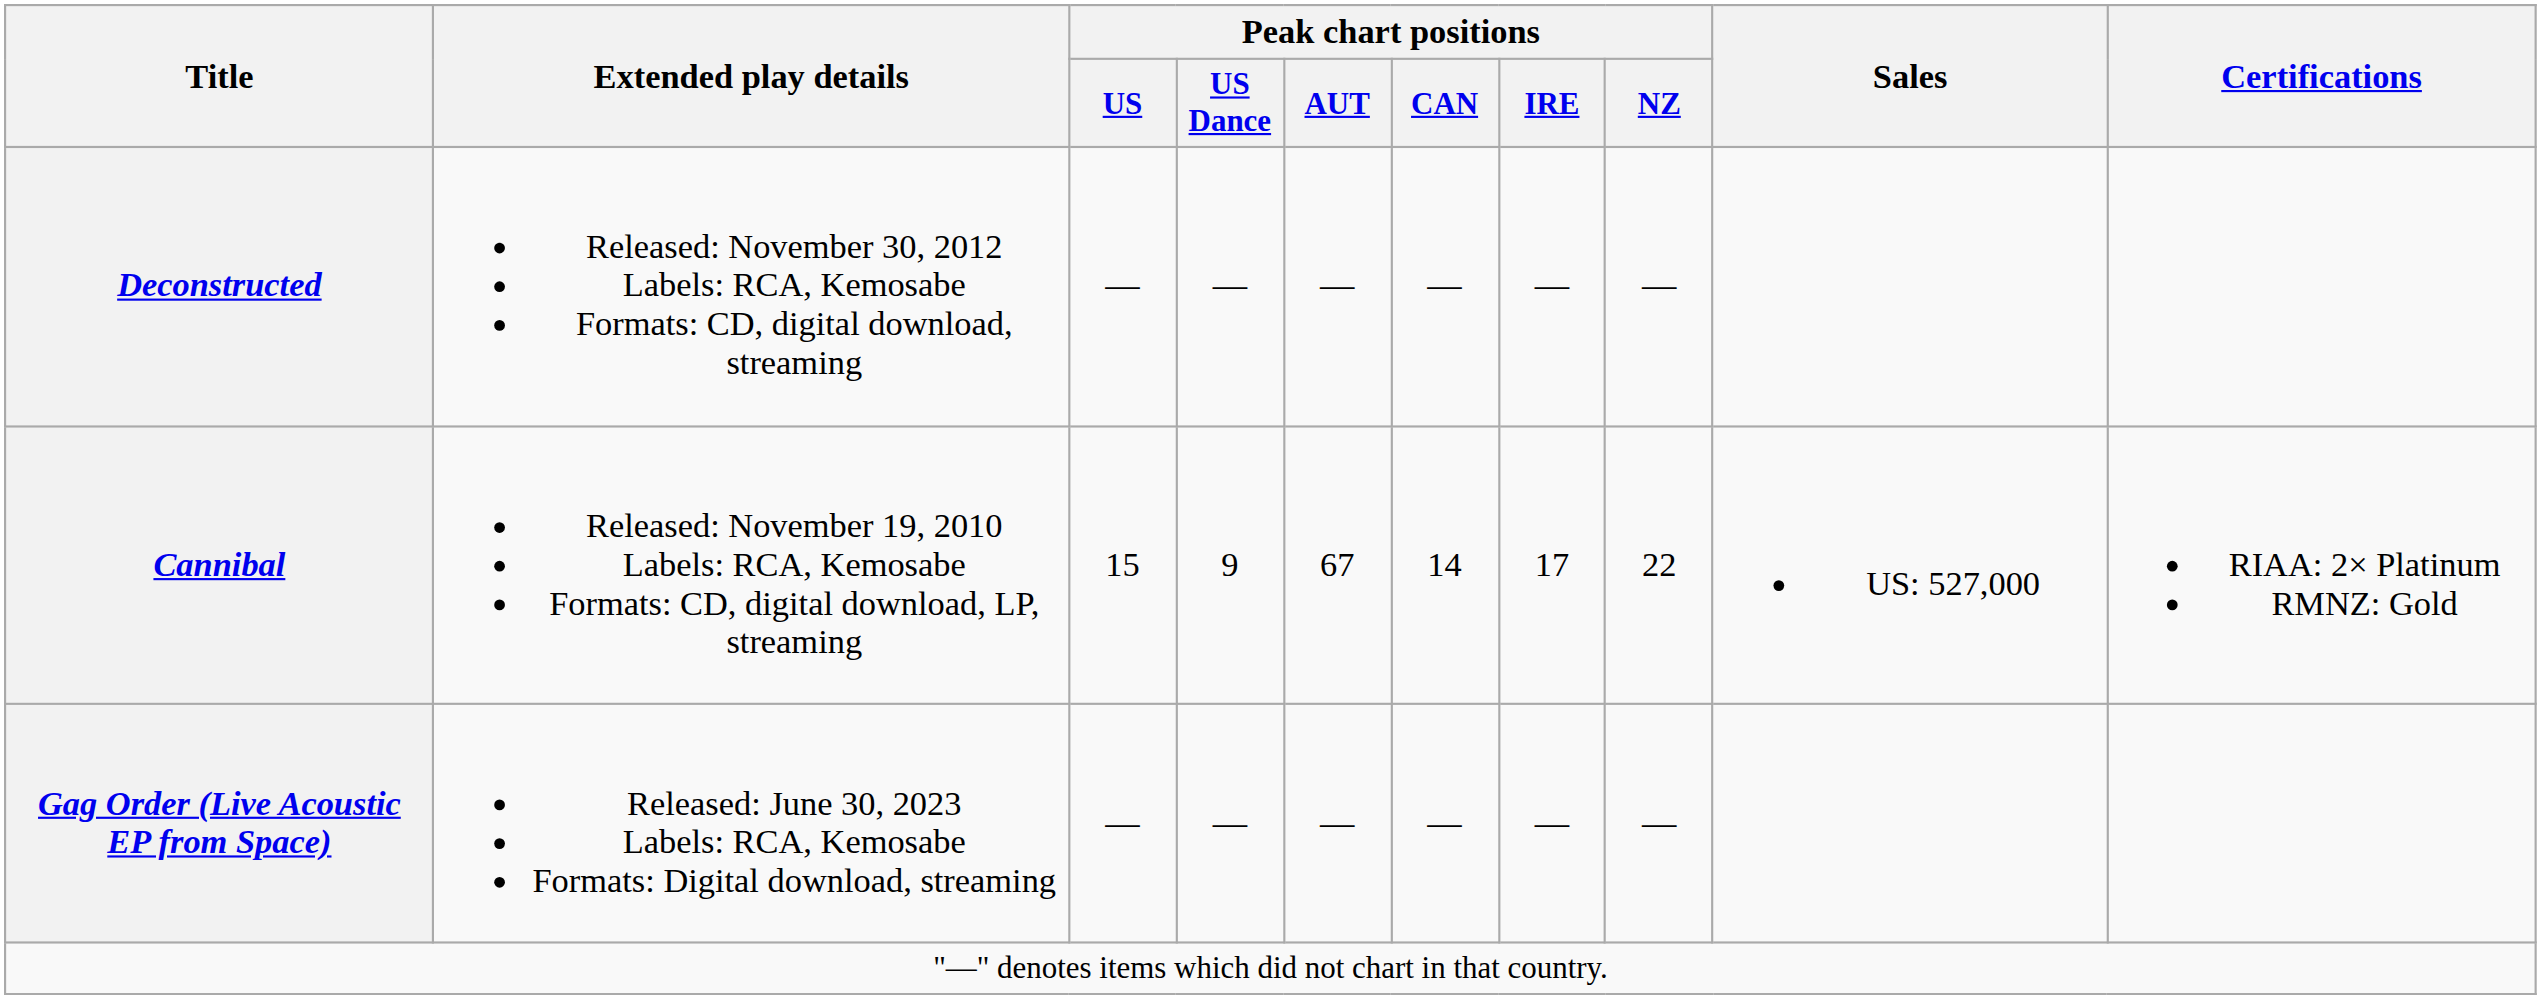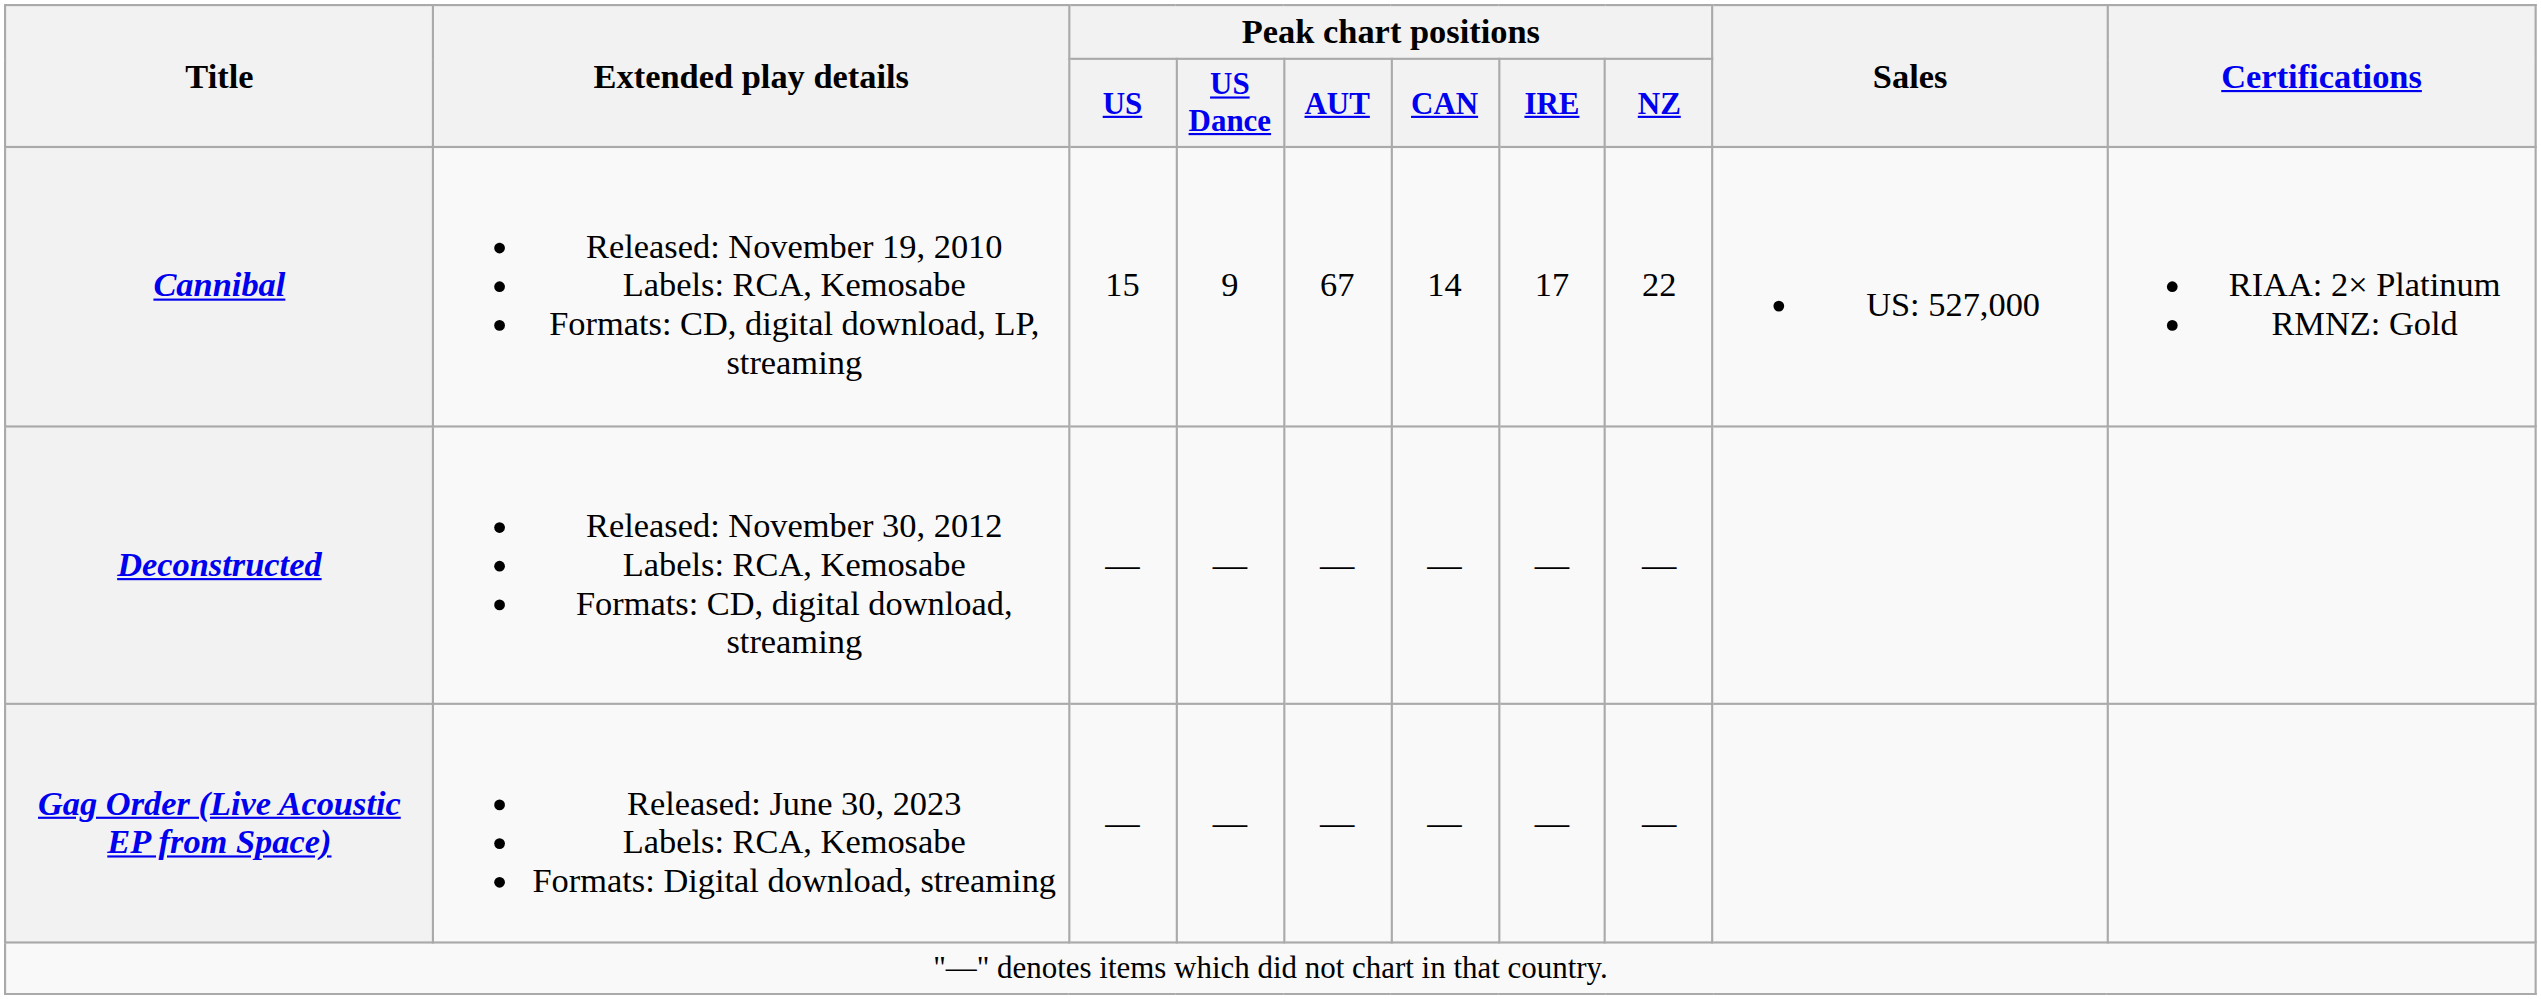rows swapped: (219, 563) <-> (219, 285)
